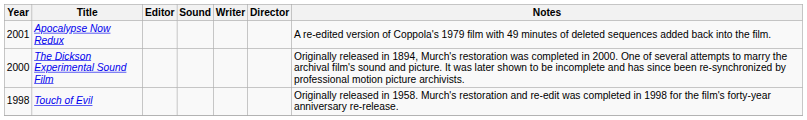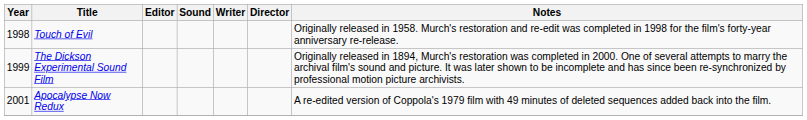rows swapped: (63, 101) <-> (72, 34)
(18, 68) 2000 -> (18, 68) 1999
